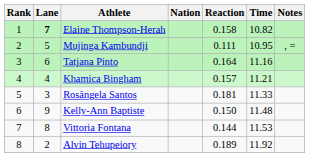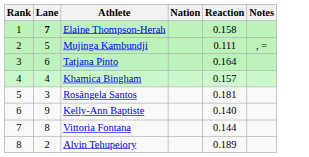- column: (261, 12)
(225, 111) 0.150 -> (225, 111) 0.140
